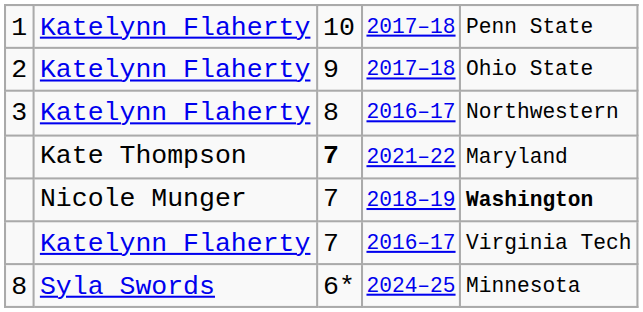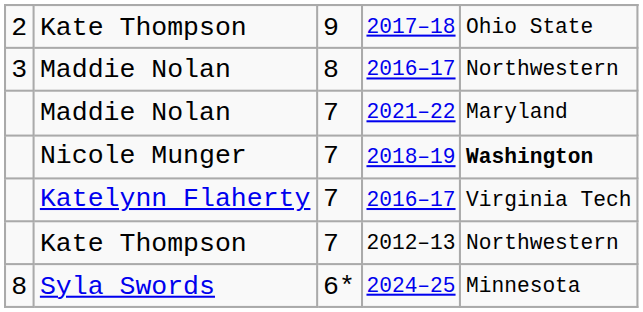- row: (19, 27)
(175, 70) Katelynn Flaherty -> (143, 27) Kate Thompson
(175, 113) Katelynn Flaherty -> (135, 70) Maddie Nolan
(143, 156) Kate Thompson -> (135, 113) Maddie Nolan
(331, 156) bold -> (331, 113) normal
+ row: (19, 243)
